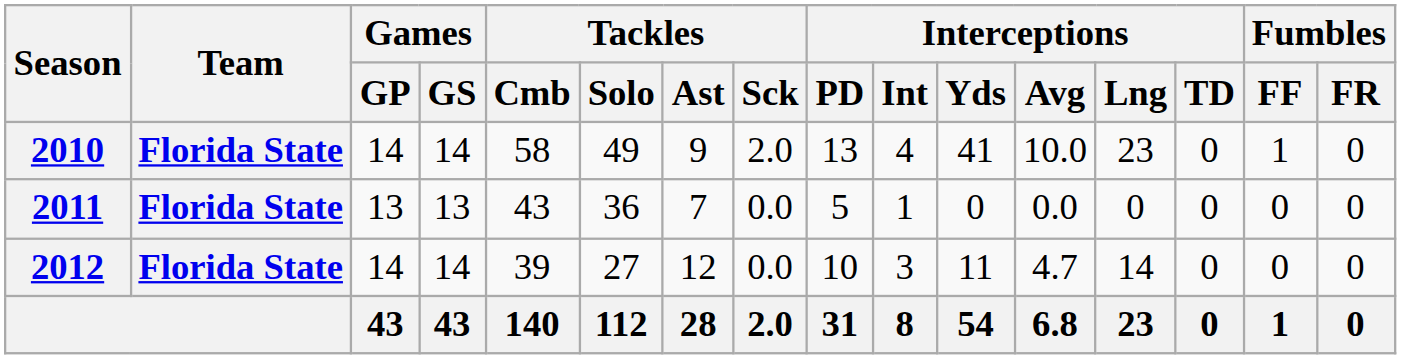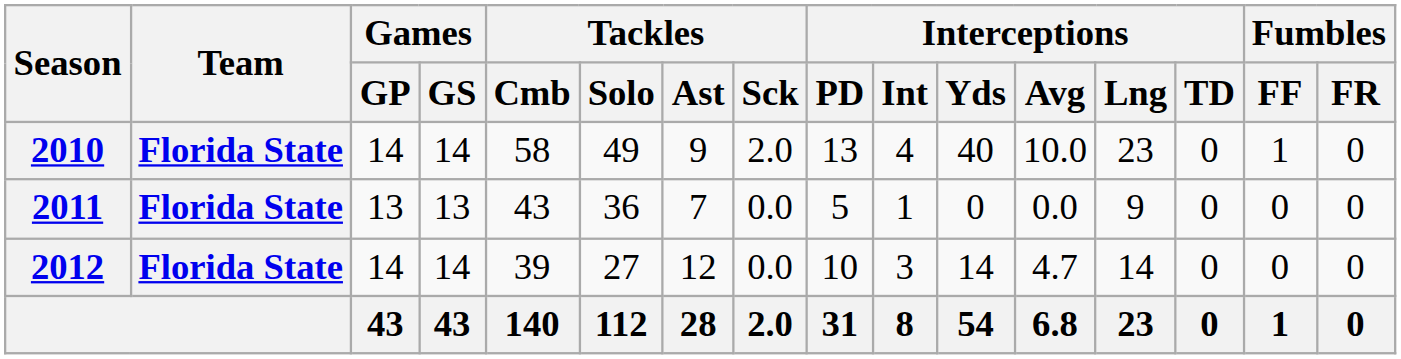(975, 149) 41 -> (975, 149) 40
(1135, 207) 0 -> (1135, 207) 9
(975, 265) 11 -> (975, 265) 14
